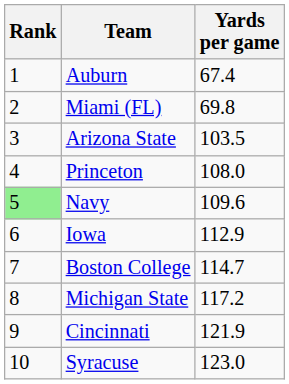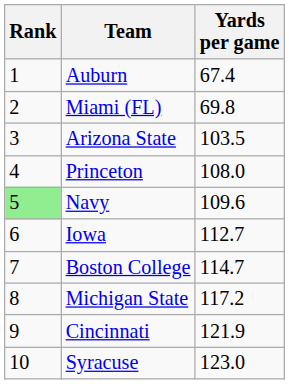(222, 235) 112.9 -> (222, 235) 112.7
